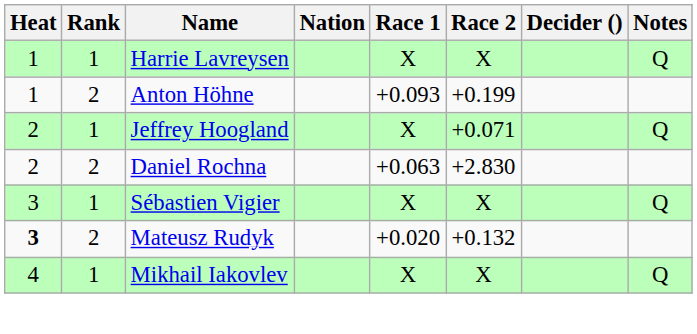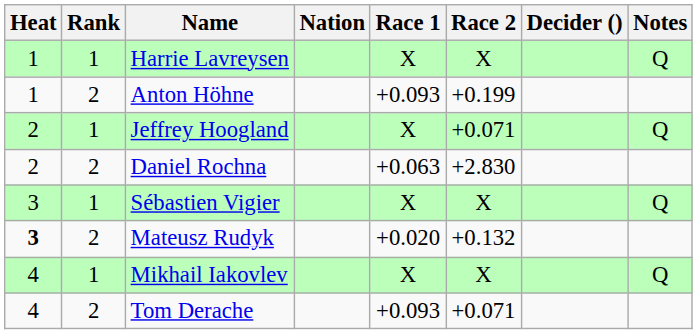+ row: (192, 310)
